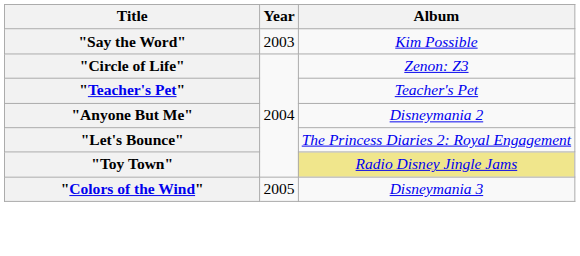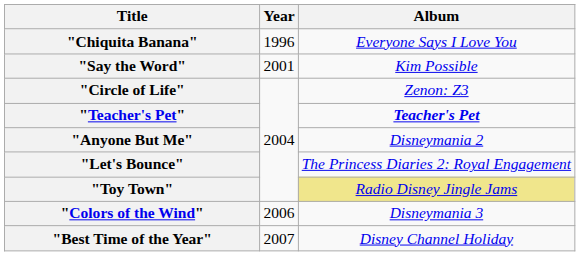+ row: (132, 41)
(279, 41) 2003 -> (279, 66) 2001
(436, 90) normal -> (436, 115) bold
(279, 189) 2005 -> (279, 213) 2006
+ row: (132, 238)
